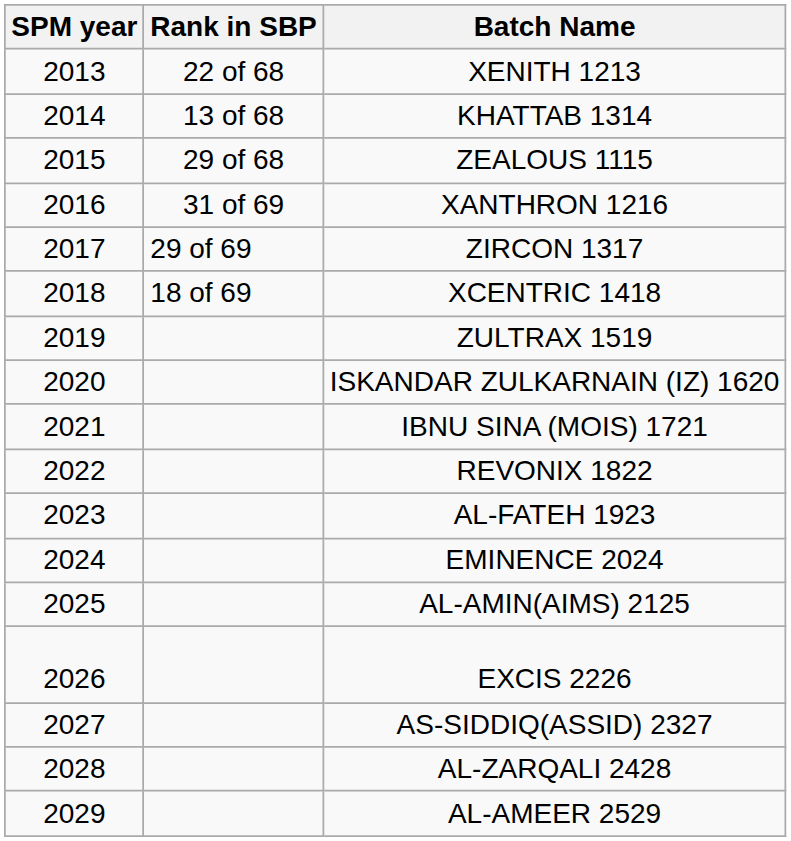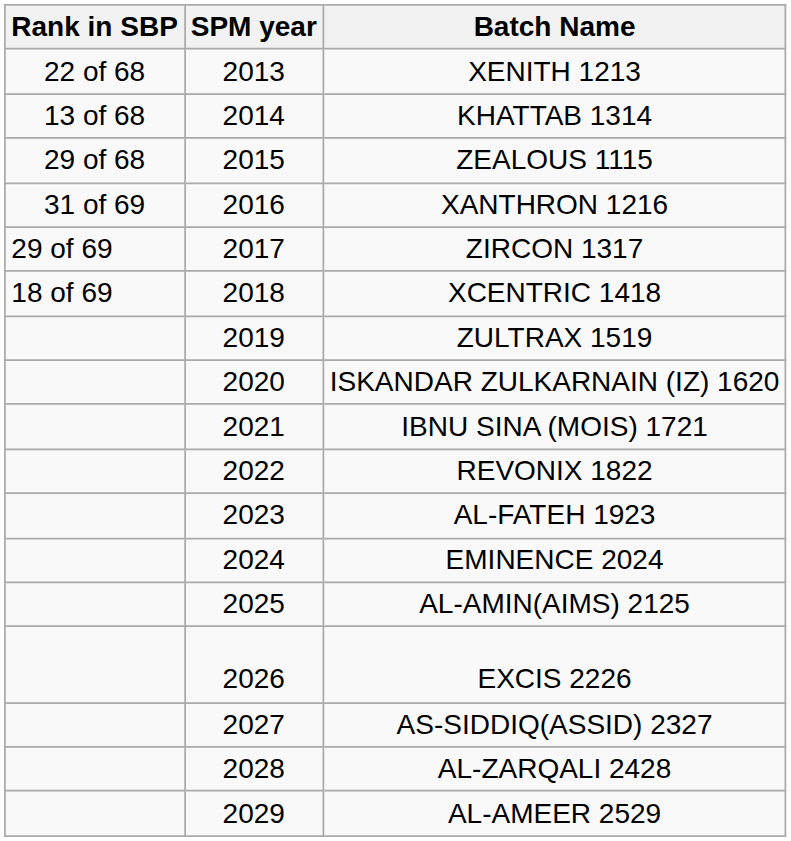columns swapped: (74, 26) <-> (234, 26)
